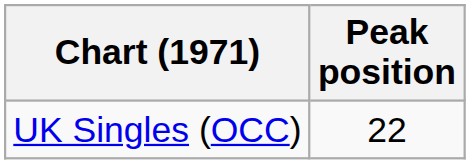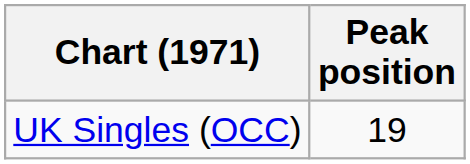(387, 128) 22 -> (387, 128) 19
